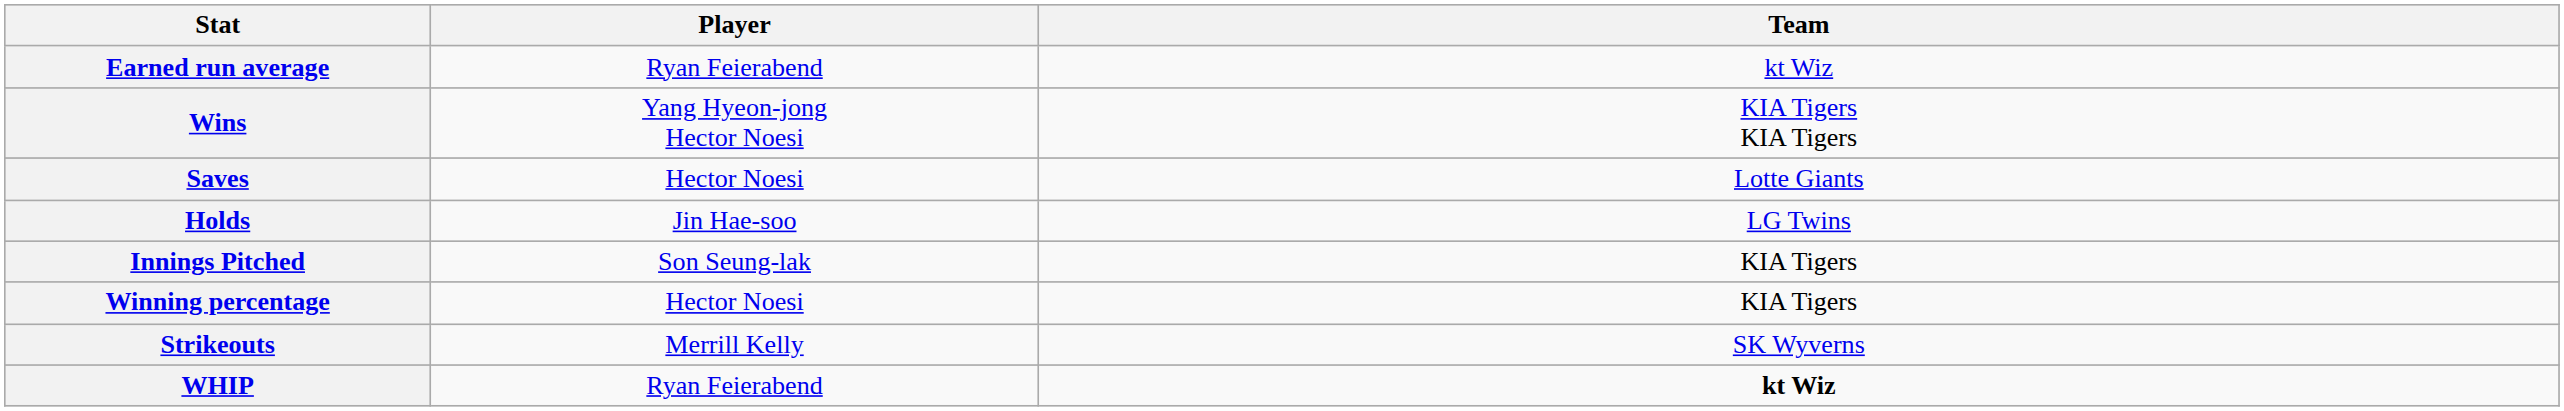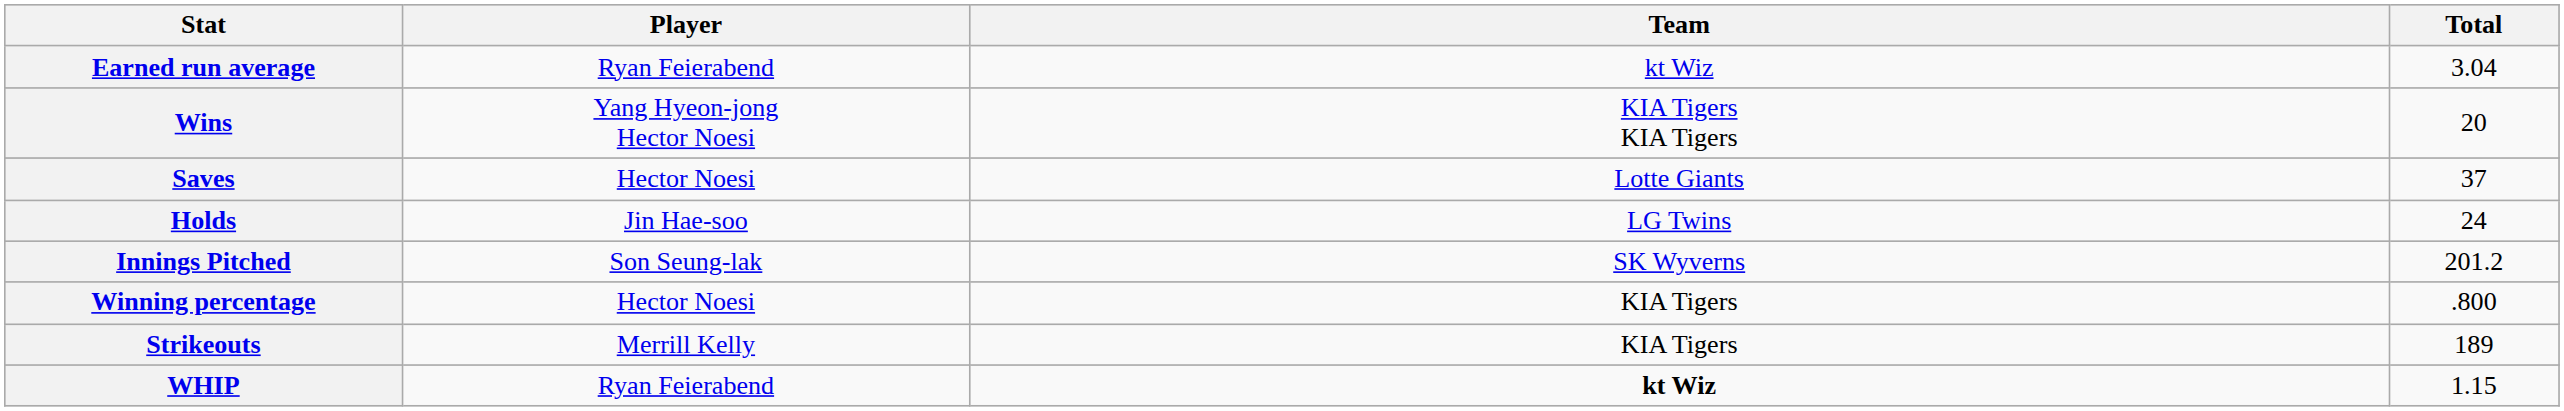+ column: (2474, 25)
(1799, 261) KIA Tigers -> (1679, 261) SK Wyverns
(1799, 344) SK Wyverns -> (1679, 344) KIA Tigers
